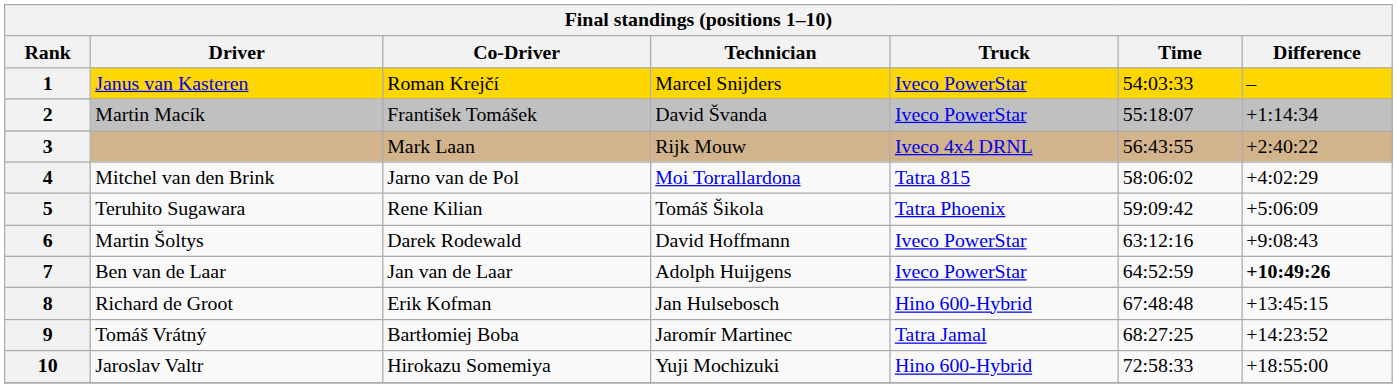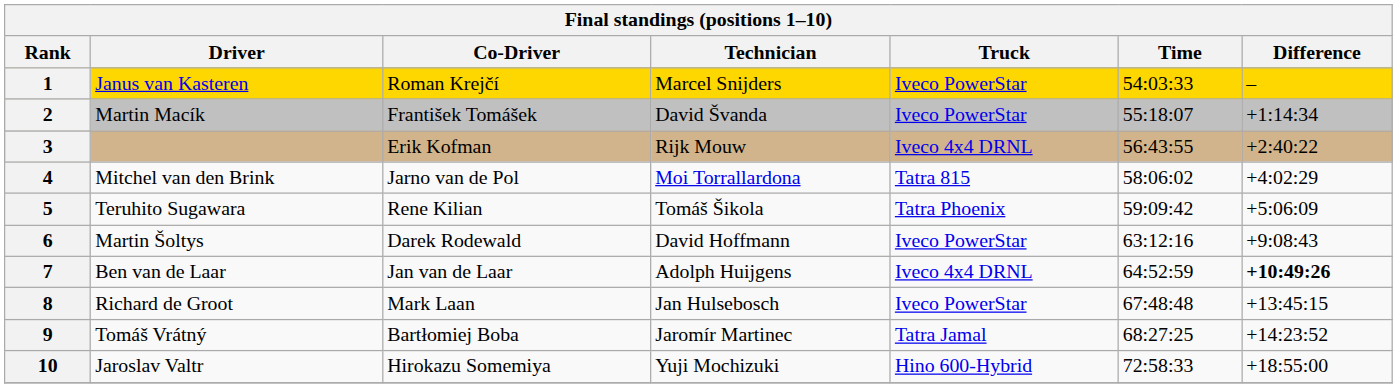(431, 146) Mark Laan -> (439, 146) Erik Kofman
(961, 271) Iveco PowerStar -> (964, 271) Iveco 4x4 DRNL
(439, 303) Erik Kofman -> (431, 303) Mark Laan
(963, 303) Hino 600-Hybrid -> (961, 303) Iveco PowerStar
